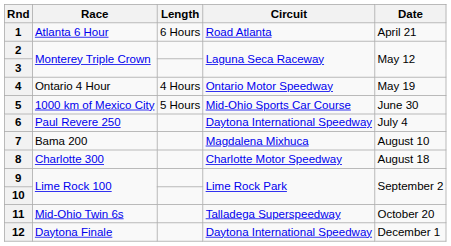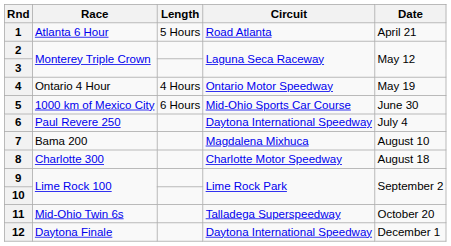(180, 32) 6 Hours -> (180, 32) 5 Hours
(180, 105) 5 Hours -> (180, 105) 6 Hours
